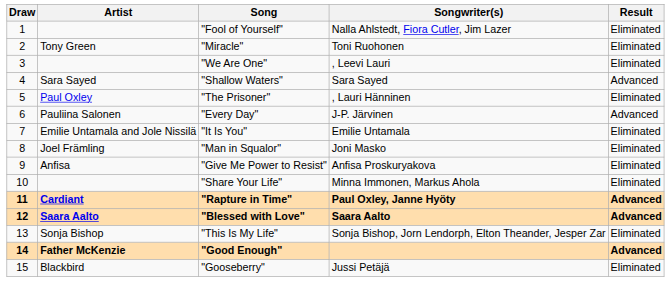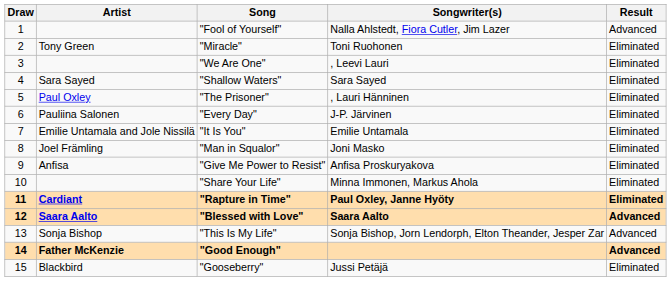(636, 30) Eliminated -> (633, 30) Advanced
(634, 81) Advanced -> (634, 81) Eliminated
(634, 115) Advanced -> (634, 115) Eliminated
(636, 200) Advanced -> (636, 200) Eliminated
(636, 234) Eliminated -> (633, 234) Advanced
